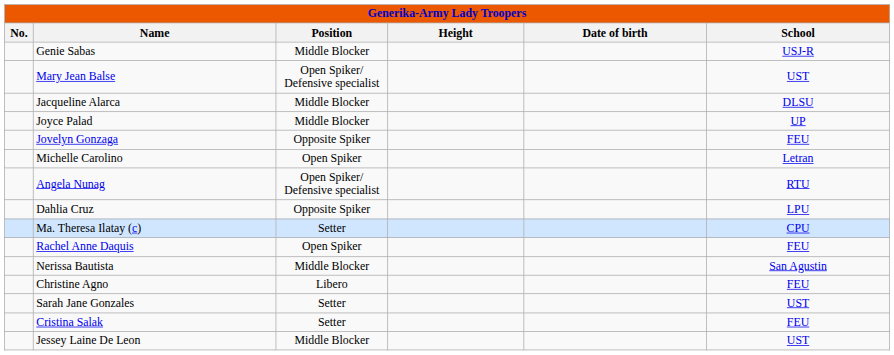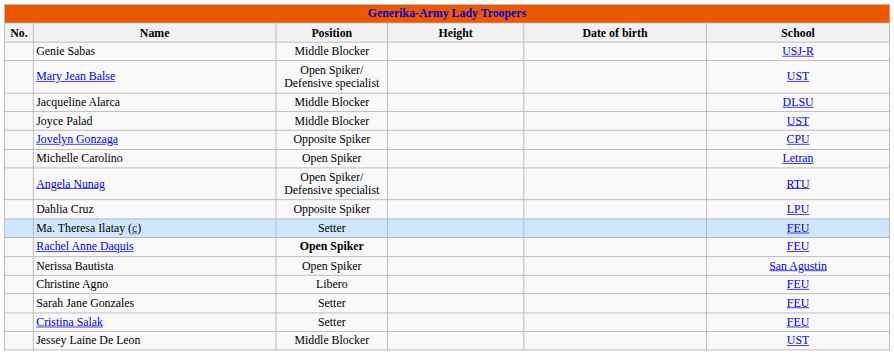(798, 121) UP -> (798, 121) UST
(798, 139) FEU -> (798, 139) CPU
(798, 228) CPU -> (798, 228) FEU
(332, 247) normal -> (332, 247) bold
(332, 265) Middle Blocker -> (332, 265) Open Spiker
(798, 303) UST -> (798, 303) FEU
